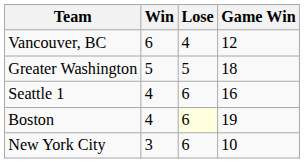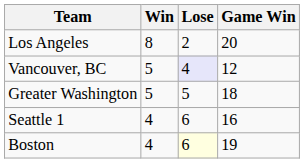+ row: (48, 42)
(149, 42) 6 -> (149, 68) 5
(186, 42) no background -> (186, 68) lavender background
- row: (57, 145)
